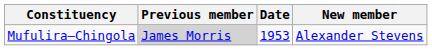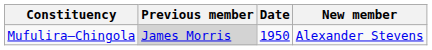(275, 35) 1953 -> (275, 35) 1950
